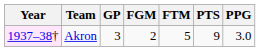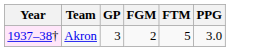- column: (208, 15)
